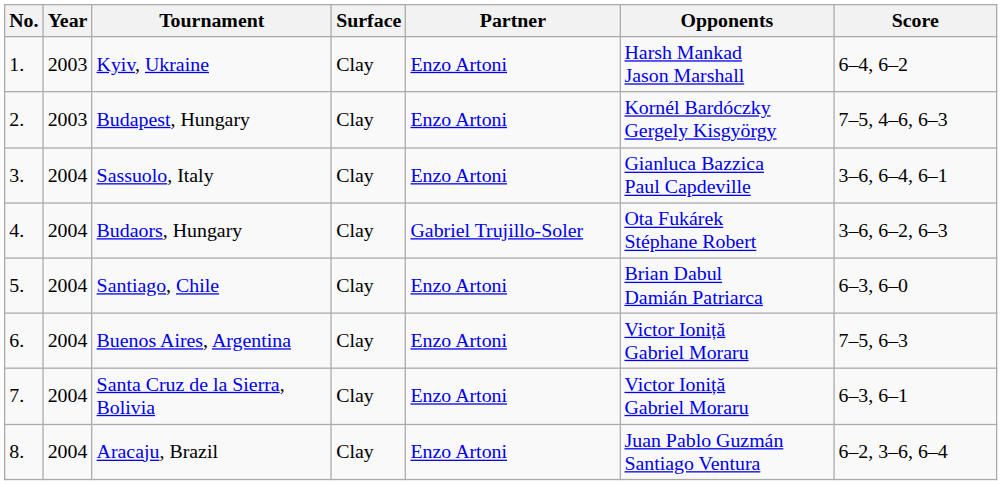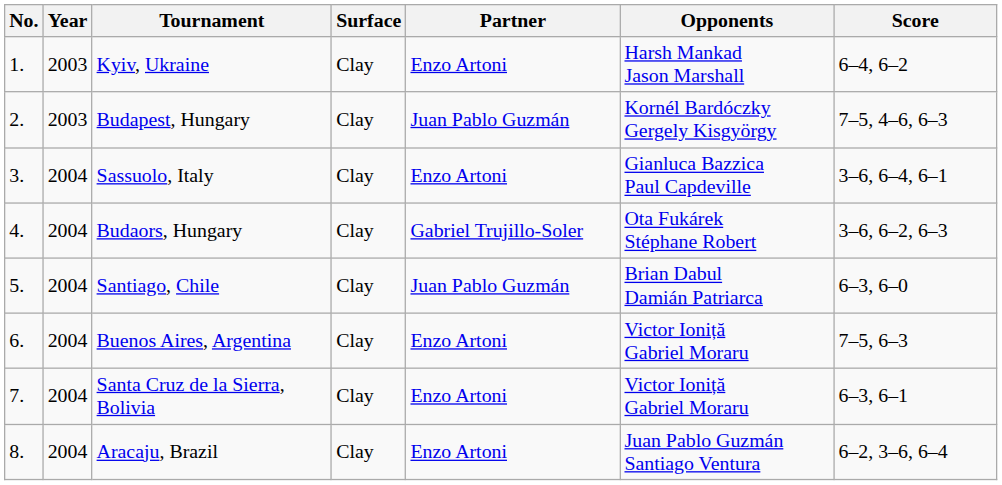(459, 119) Enzo Artoni -> (490, 119) Juan Pablo Guzmán
(459, 285) Enzo Artoni -> (490, 285) Juan Pablo Guzmán
